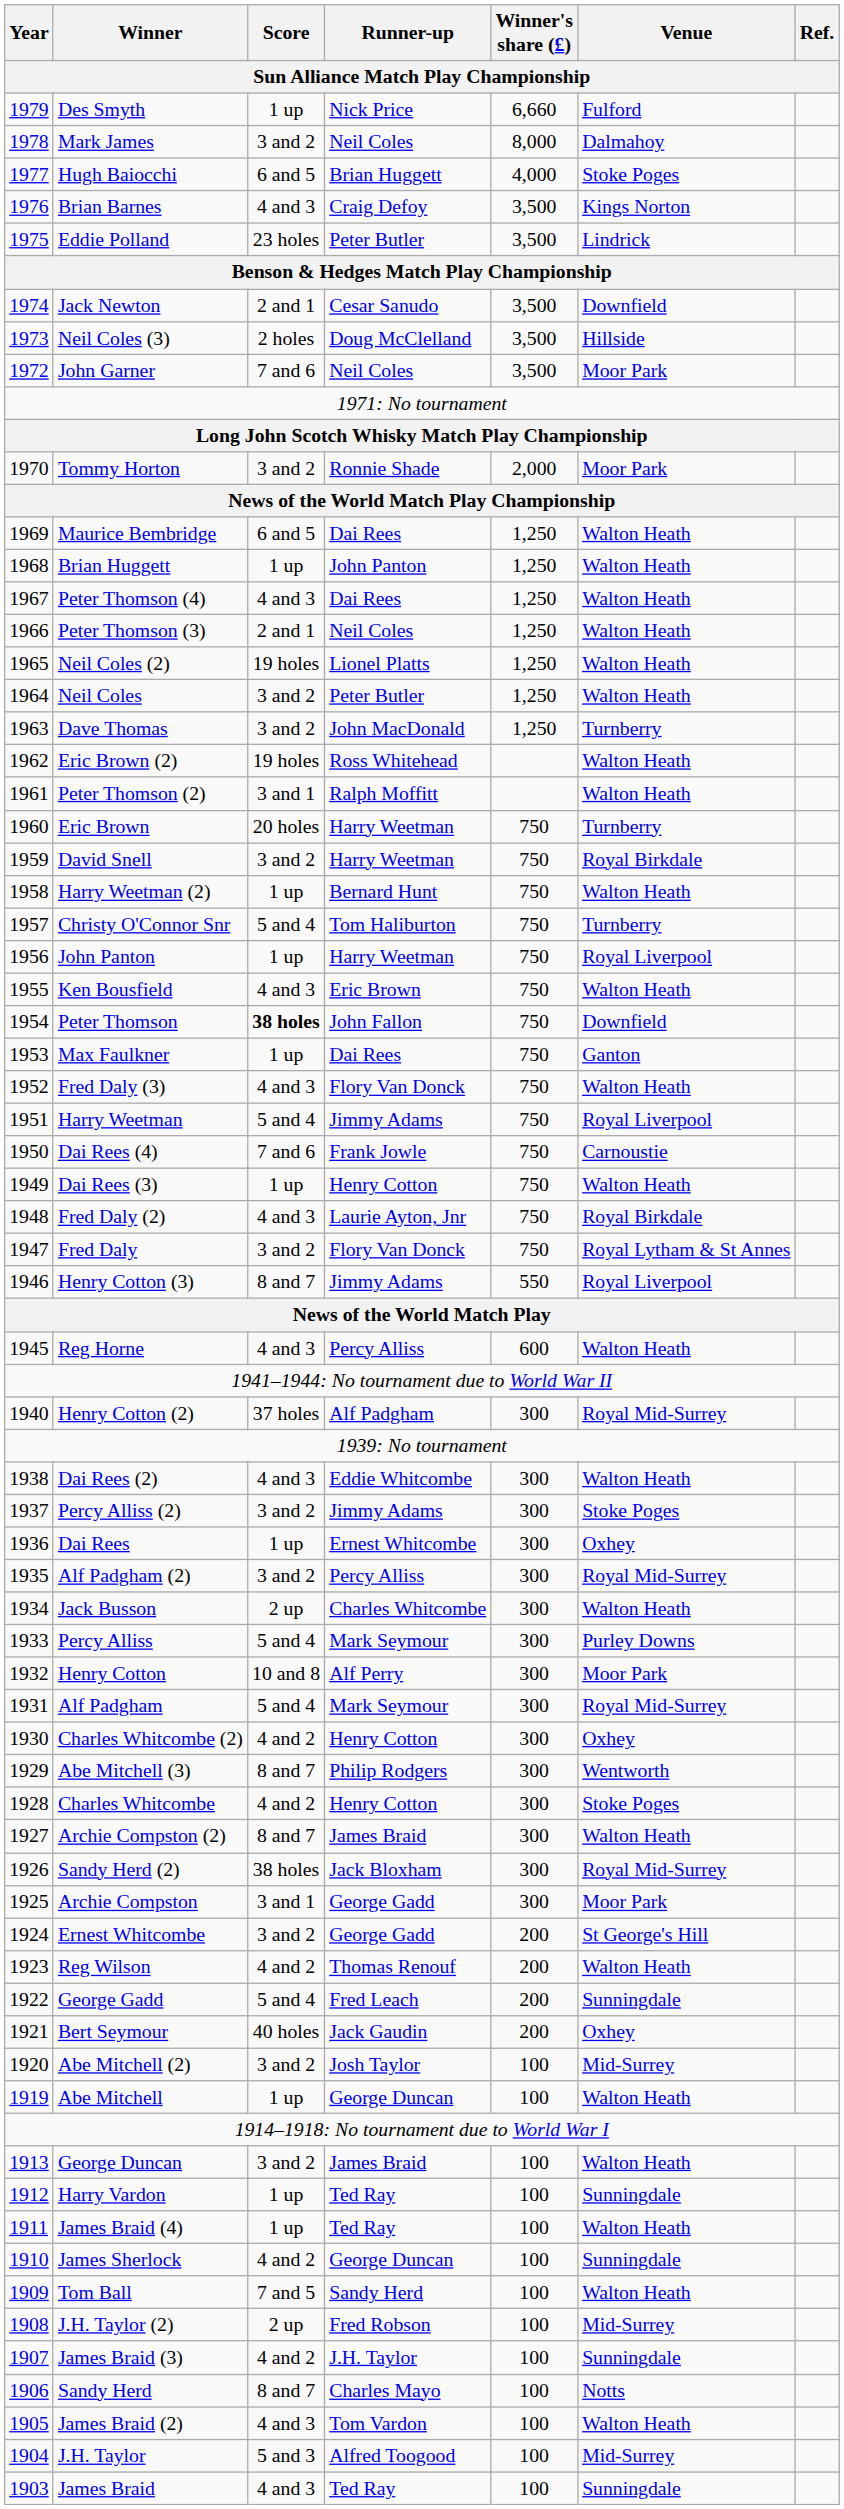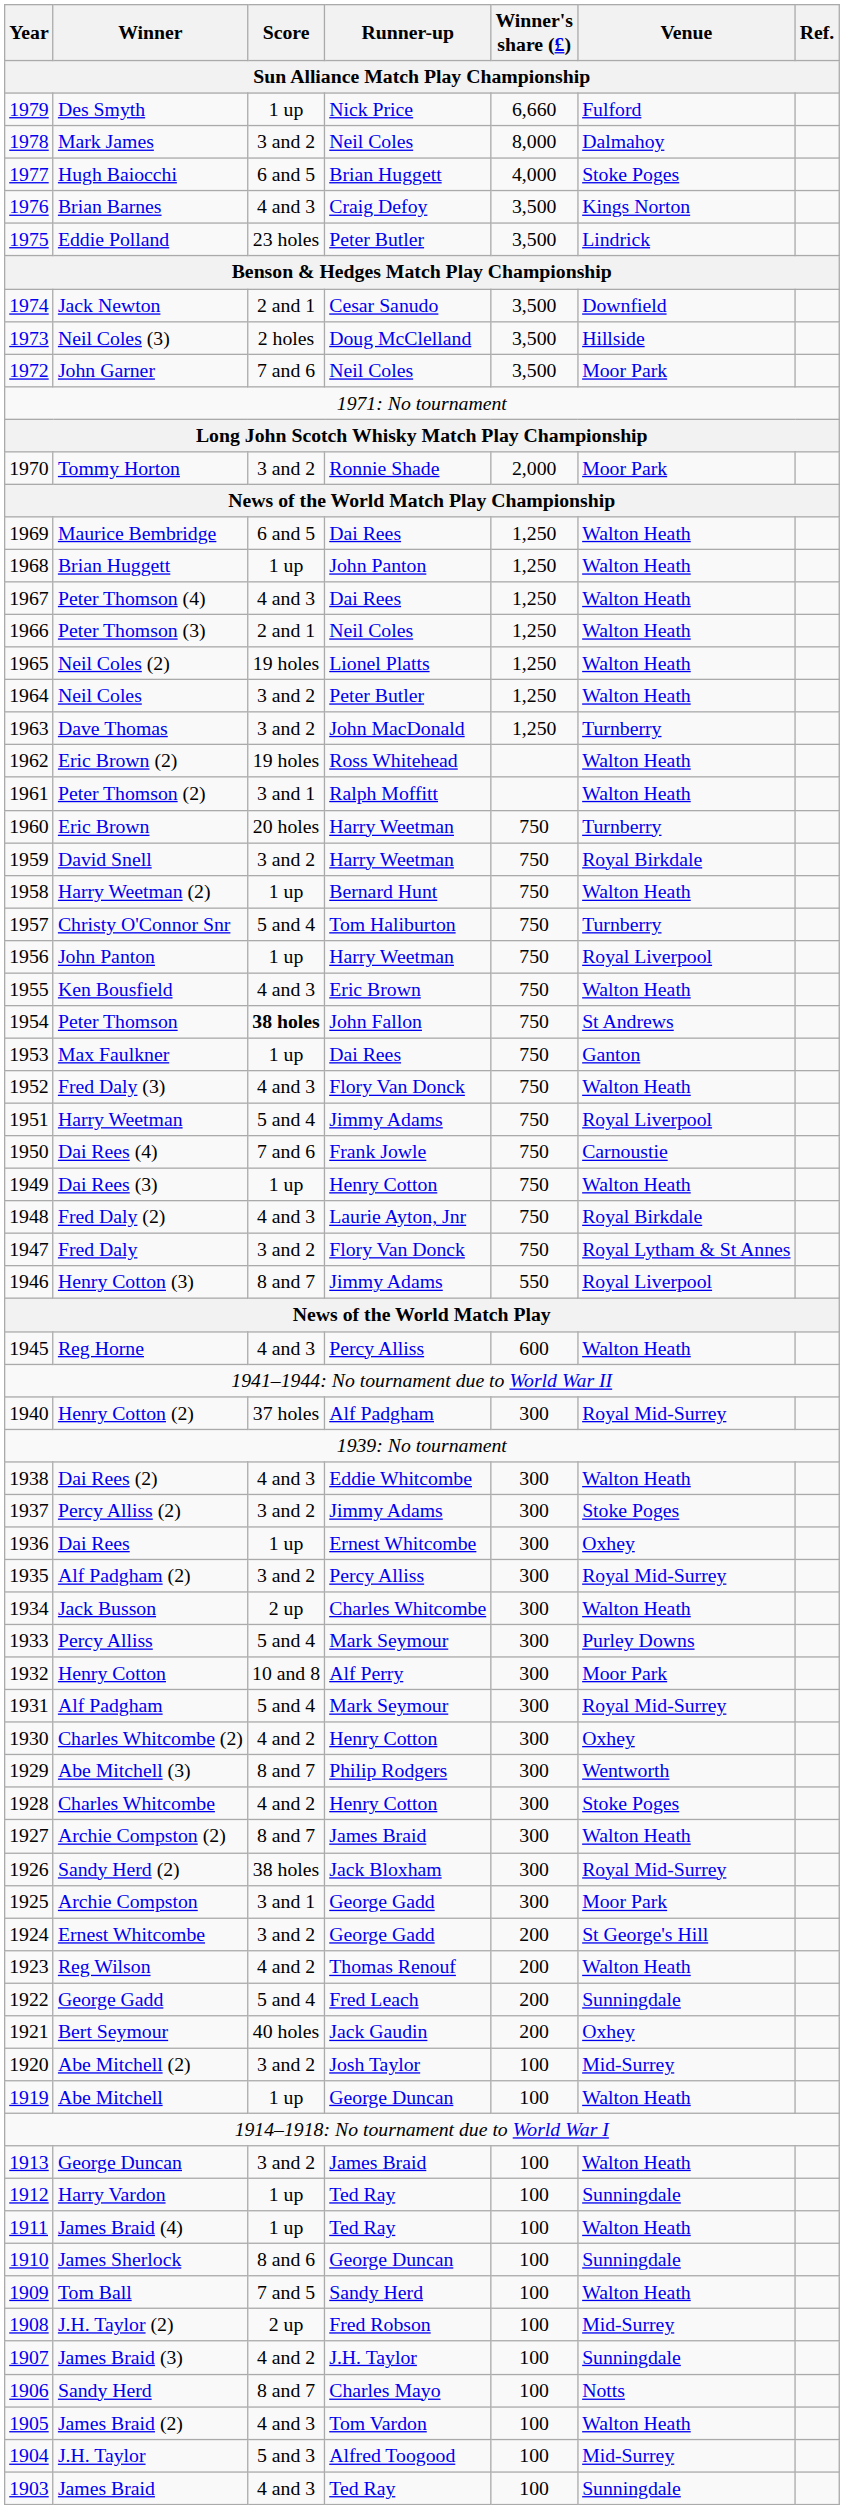(624, 1021) Downfield -> (628, 1021) St Andrews
(286, 2259) 4 and 2 -> (286, 2259) 8 and 6
